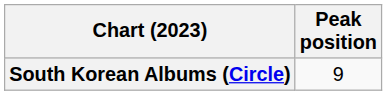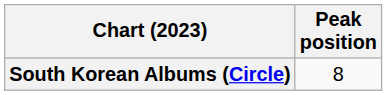(338, 74) 9 -> (338, 74) 8
